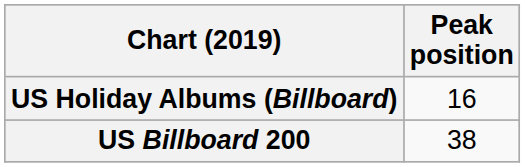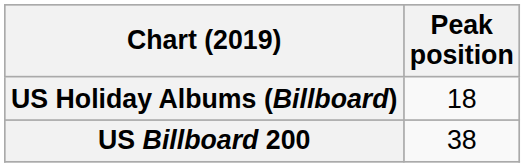(462, 98) 16 -> (462, 98) 18
